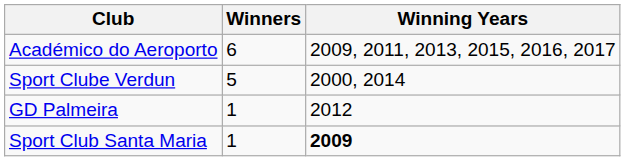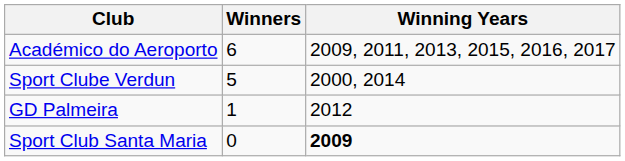(232, 140) 1 -> (232, 140) 0
